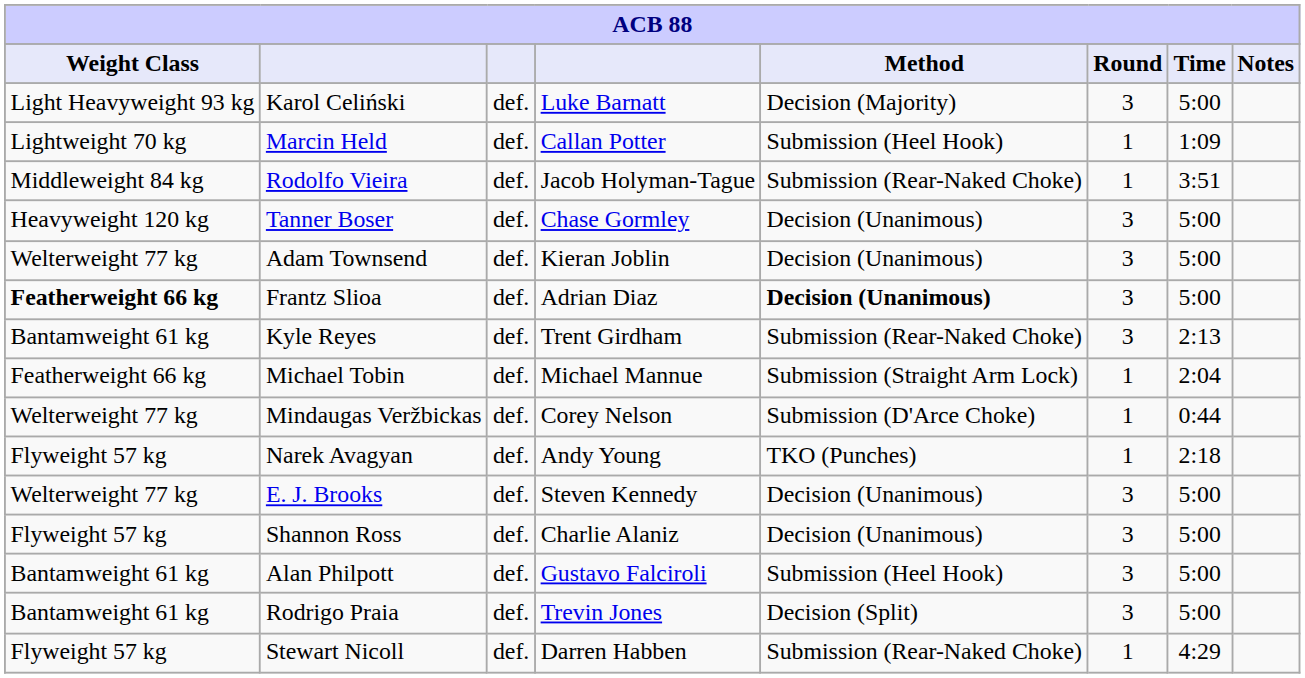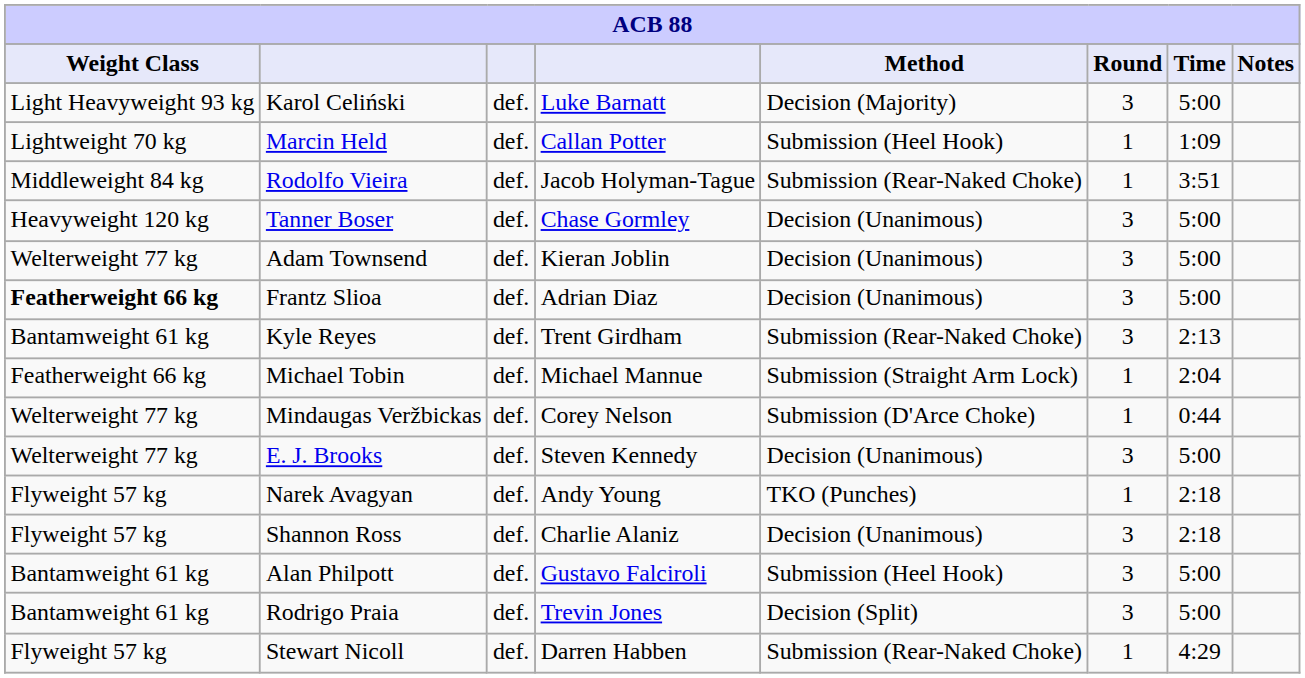(879, 298) bold -> (875, 298) normal
rows swapped: (324, 494) <-> (339, 455)
(1200, 533) 5:00 -> (1200, 533) 2:18
